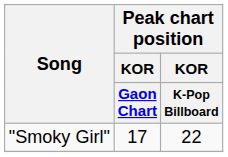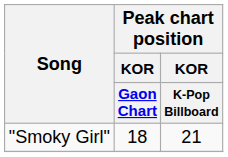(137, 137) 17 -> (137, 137) 18
(191, 137) 22 -> (191, 137) 21
